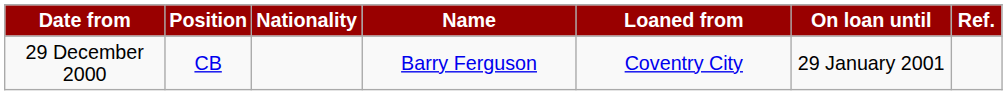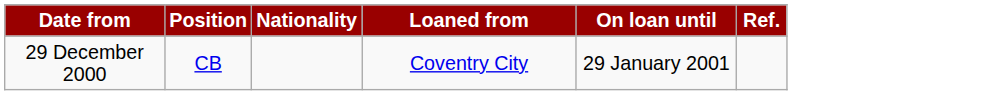- column: (469, 21)
